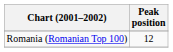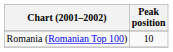(149, 39) 12 -> (149, 39) 10
